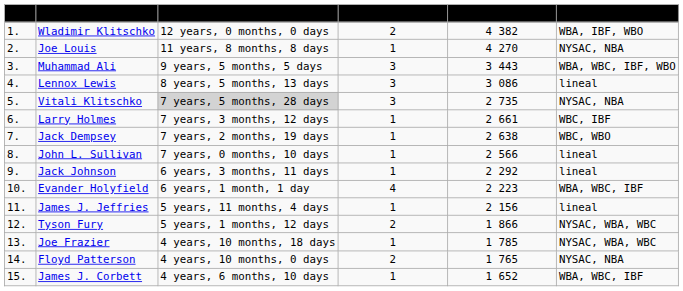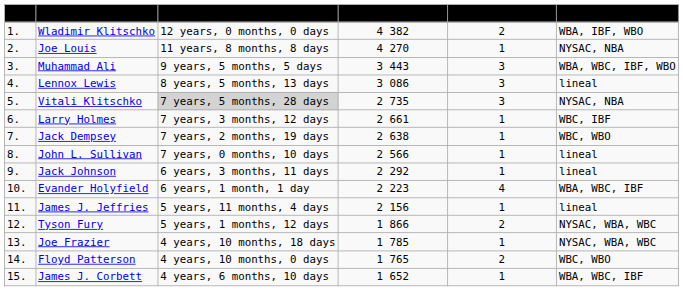columns swapped: (502, 13) <-> (393, 13)
(591, 259) NYSAC, NBA -> (585, 259) WBC, WBO
